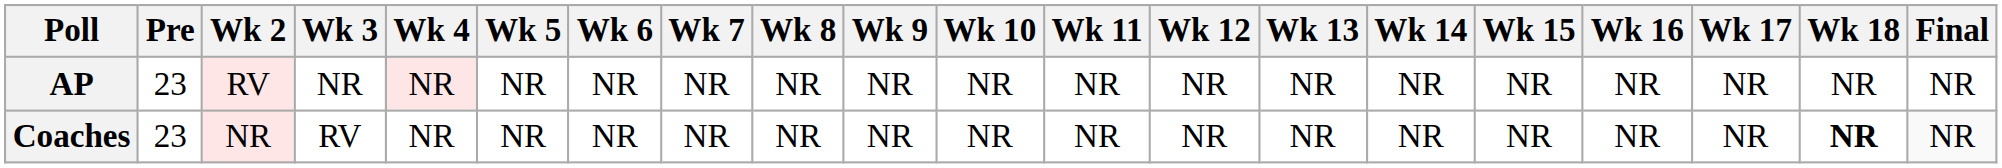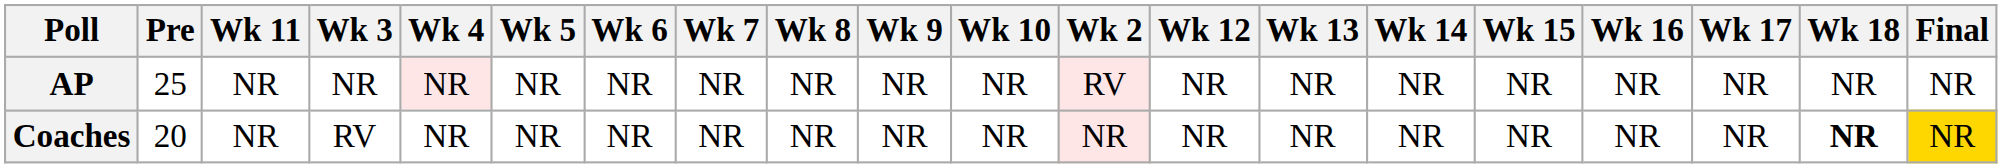columns swapped: (248, 30) <-> (1097, 30)
(170, 83) 23 -> (170, 83) 25
(170, 135) 23 -> (170, 135) 20
(1952, 135) no background -> (1952, 135) gold background
